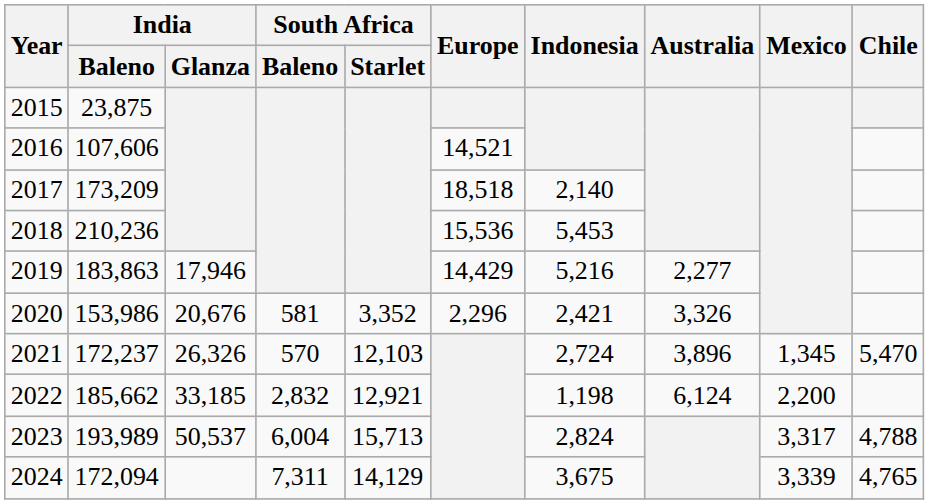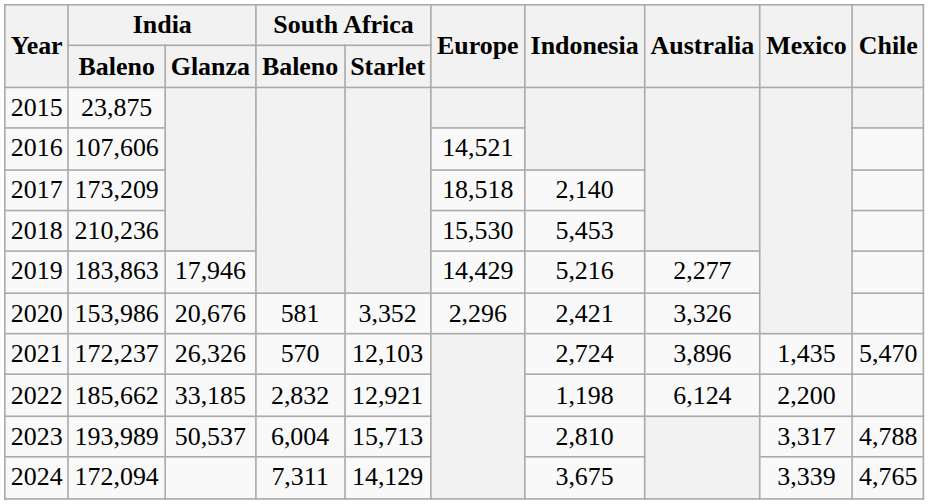(478, 230) 15,536 -> (478, 230) 15,530
(807, 353) 1,345 -> (807, 353) 1,435
(585, 436) 2,824 -> (585, 436) 2,810
